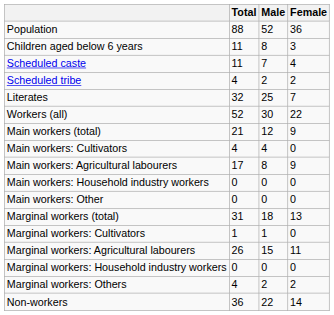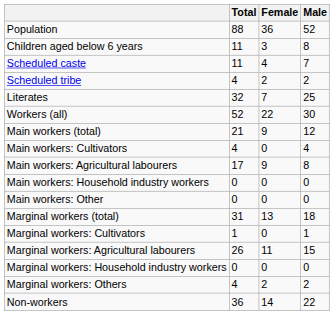columns swapped: (273, 13) <-> (309, 13)
